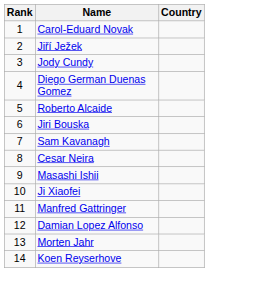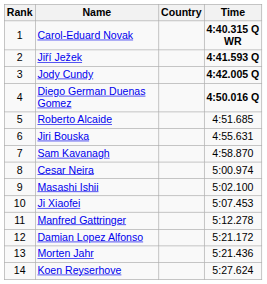+ column: (233, 12)
